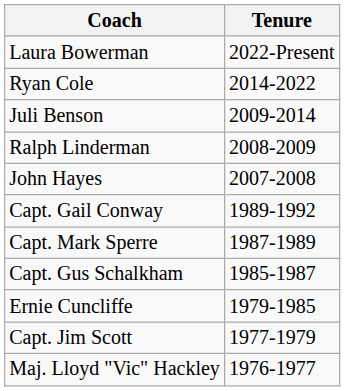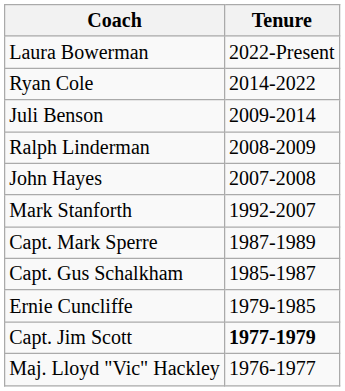+ row: (71, 210)
- row: (86, 210)
(272, 337) normal -> (272, 337) bold
